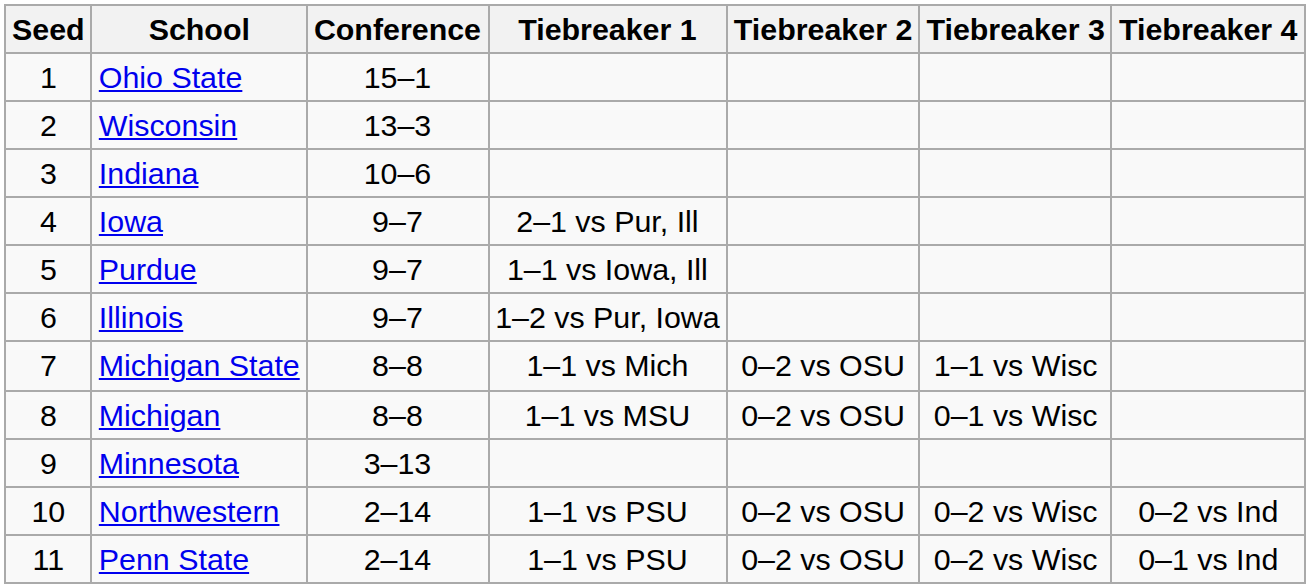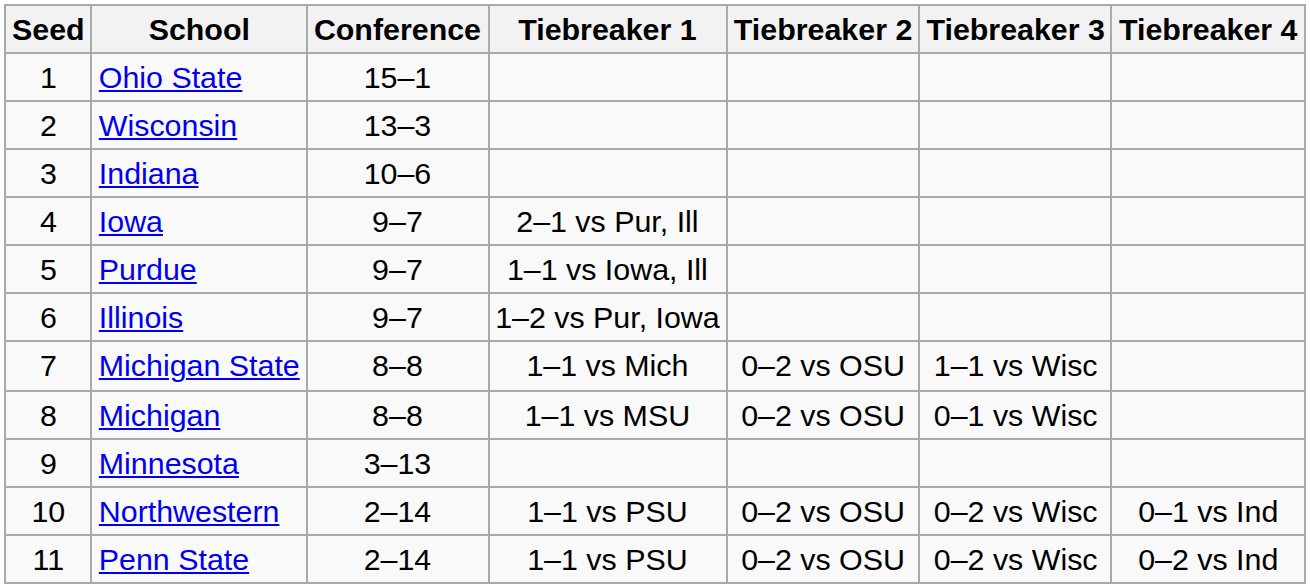(1208, 510) 0–2 vs Ind -> (1208, 510) 0–1 vs Ind
(1208, 559) 0–1 vs Ind -> (1208, 559) 0–2 vs Ind
